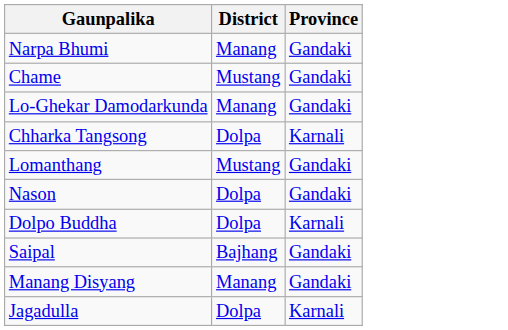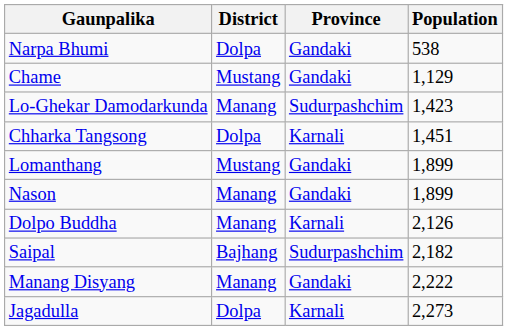+ column: (455, 19)
(246, 48) Manang -> (239, 48) Dolpa
(320, 106) Gandaki -> (346, 106) Sudurpashchim
(239, 194) Dolpa -> (246, 194) Manang
(239, 223) Dolpa -> (246, 223) Manang
(320, 252) Gandaki -> (346, 252) Sudurpashchim
